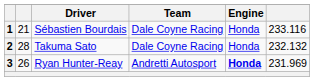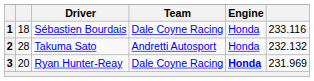(24, 30) 21 -> (24, 30) 18
(177, 47) Dale Coyne Racing -> (174, 47) Andretti Autosport
(24, 63) 26 -> (24, 63) 20
(174, 63) Andretti Autosport -> (177, 63) Dale Coyne Racing
